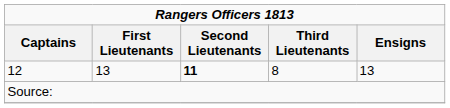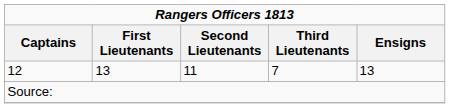(190, 71) bold -> (190, 71) normal
(275, 71) 8 -> (275, 71) 7
